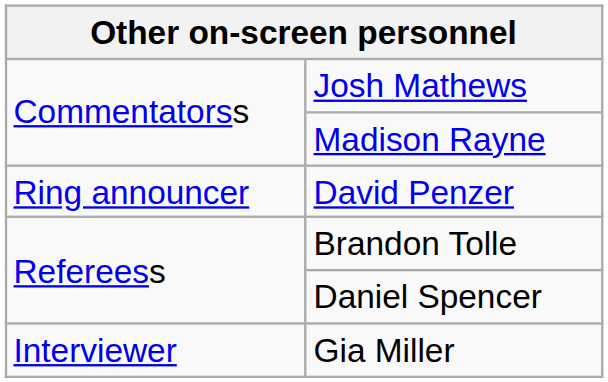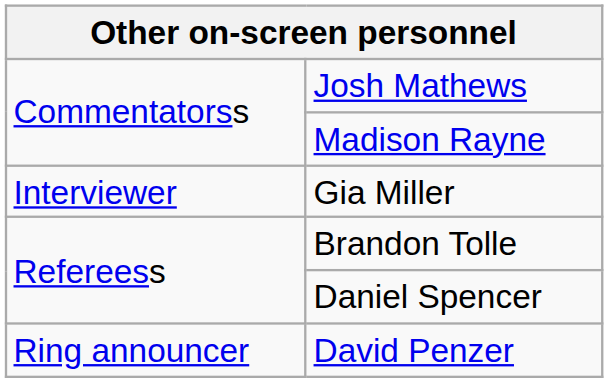rows swapped: (414, 191) <-> (384, 350)
